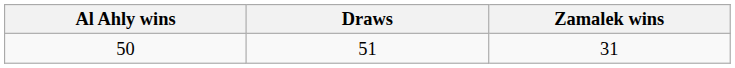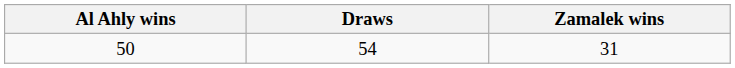(367, 48) 51 -> (367, 48) 54
